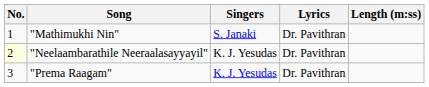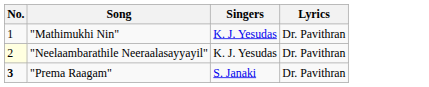- column: (386, 14)
(235, 34) S. Janaki -> (245, 34) K. J. Yesudas
(10, 73) normal -> (10, 73) bold
(245, 73) K. J. Yesudas -> (235, 73) S. Janaki
